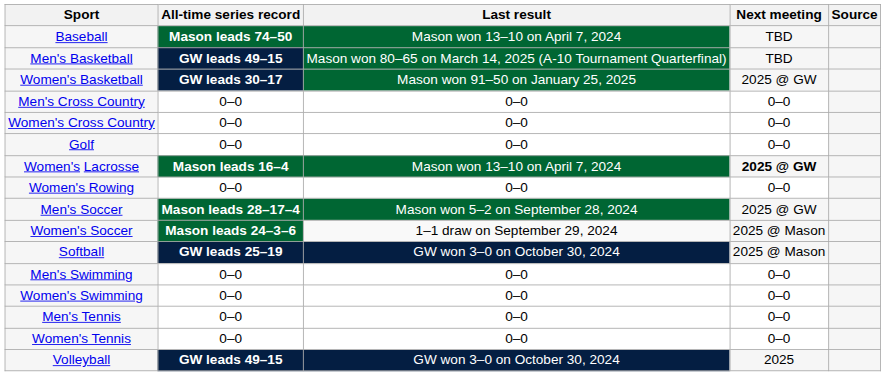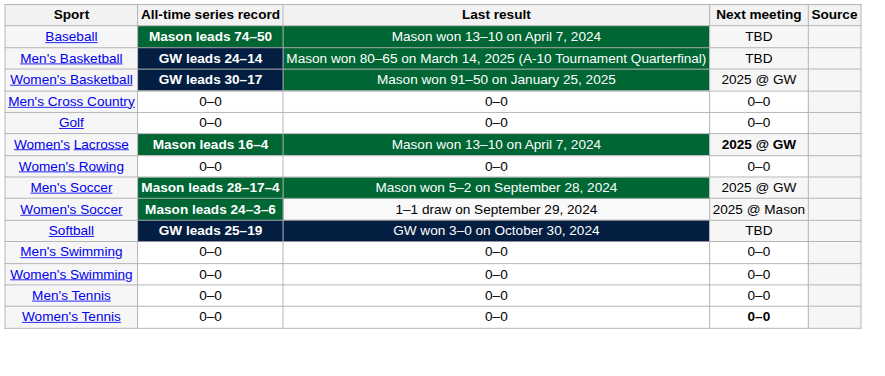(231, 58) GW leads 49–15 -> (211, 58) GW leads 24–14
- row: (82, 123)
(779, 252) 2025 @ Mason -> (759, 230) TBD
(779, 338) normal -> (759, 317) bold
- row: (82, 360)
